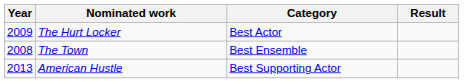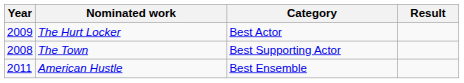(268, 50) Best Ensemble -> (285, 50) Best Supporting Actor
(20, 68) 2013 -> (19, 68) 2011
(285, 68) Best Supporting Actor -> (268, 68) Best Ensemble
